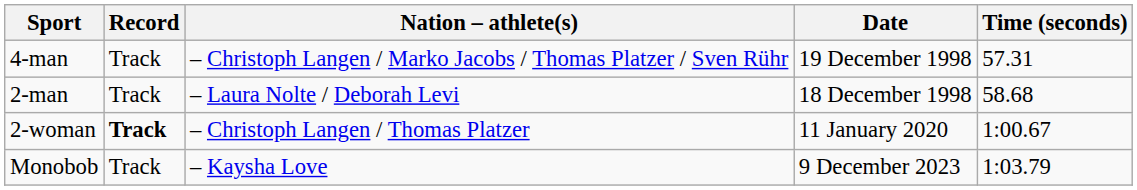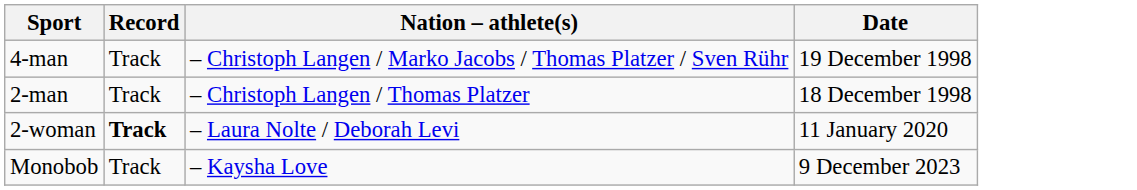- column: (1055, 22)
(325, 94) – Laura Nolte / Deborah Levi -> (360, 94) – Christoph Langen / Thomas Platzer
(360, 130) – Christoph Langen / Thomas Platzer -> (325, 130) – Laura Nolte / Deborah Levi
